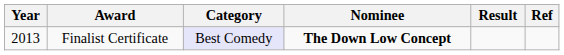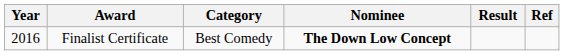(26, 38) 2013 -> (26, 38) 2016
(234, 38) lavender background -> (234, 38) no background
